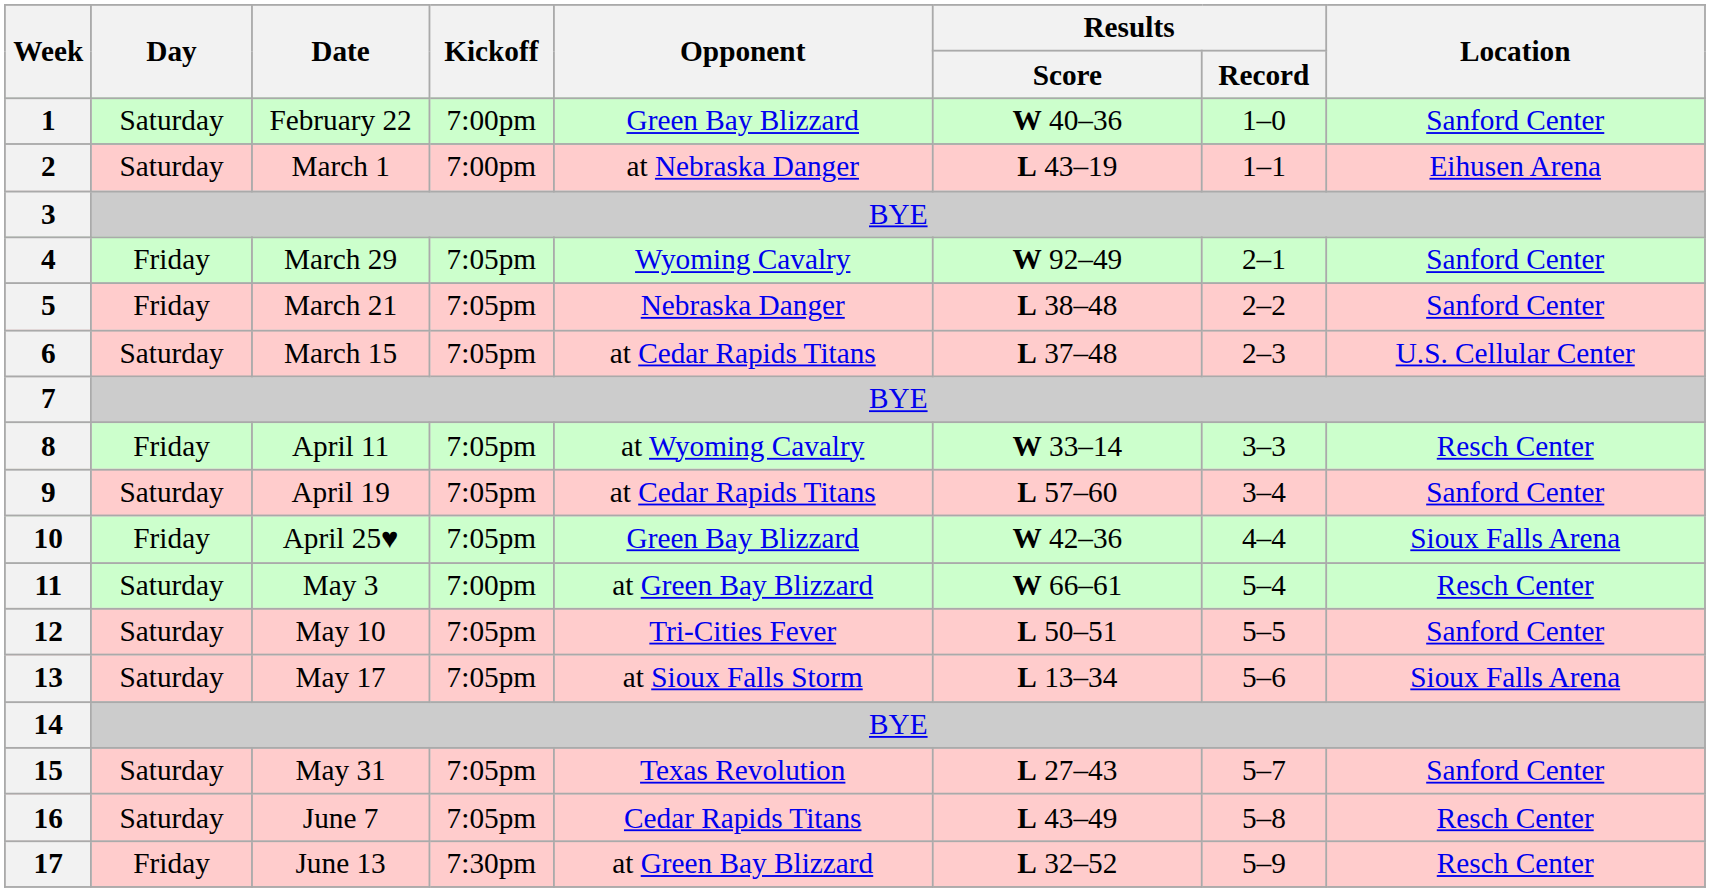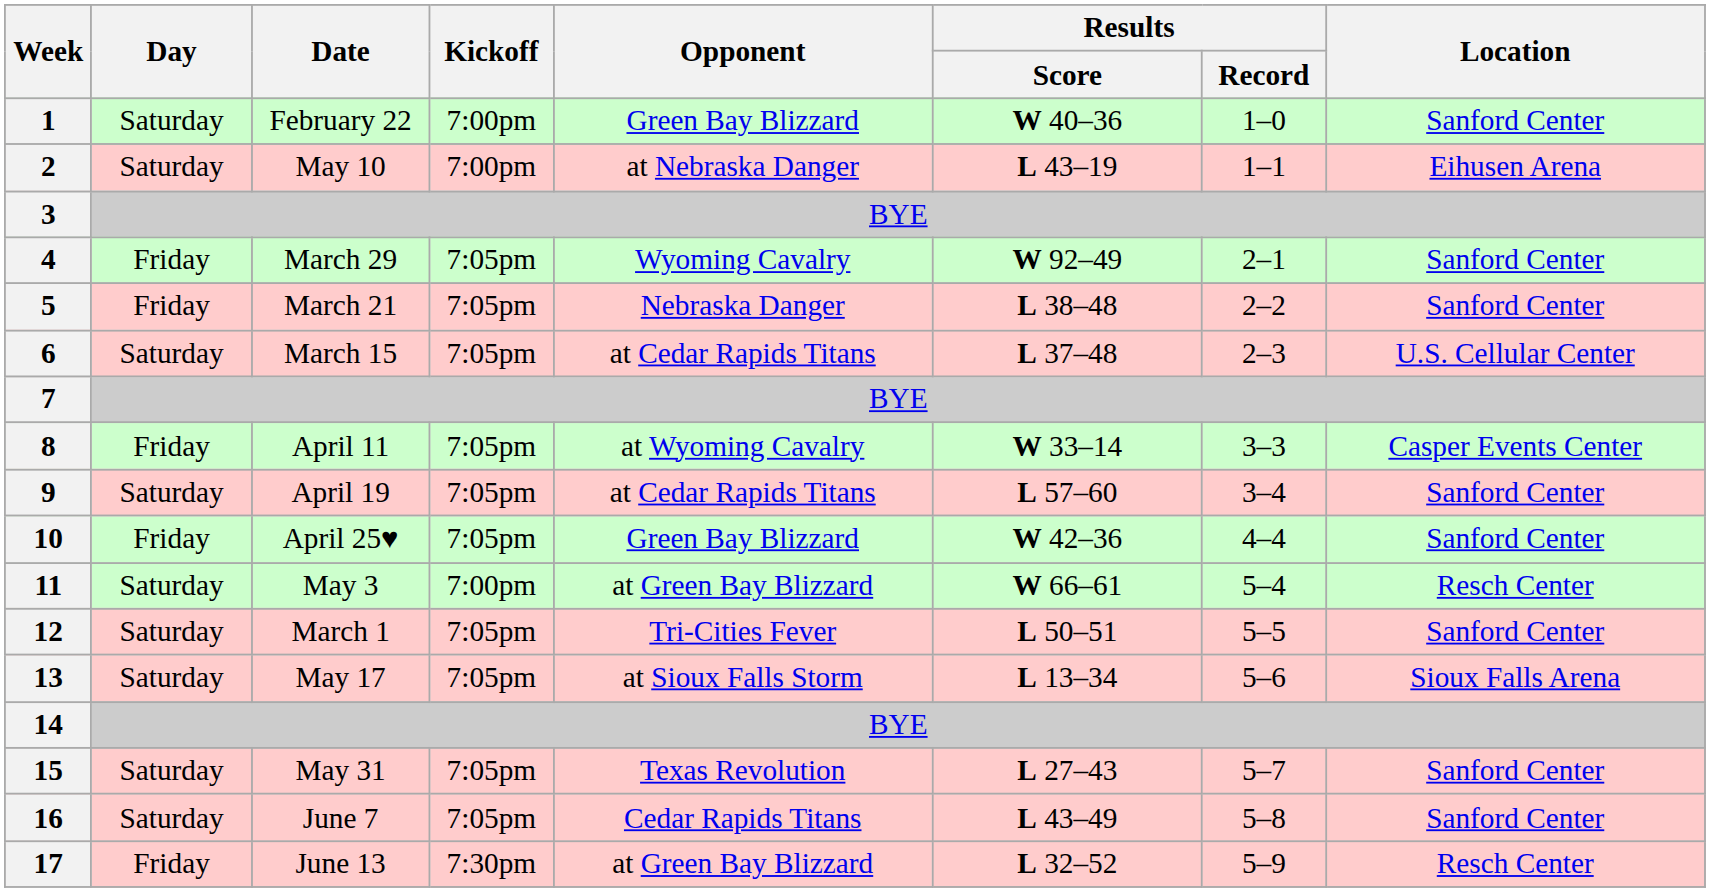(341, 167) March 1 -> (341, 167) May 10
(1515, 445) Resch Center -> (1515, 445) Casper Events Center
(1515, 538) Sioux Falls Arena -> (1515, 538) Sanford Center
(341, 631) May 10 -> (341, 631) March 1
(1515, 817) Resch Center -> (1515, 817) Sanford Center
